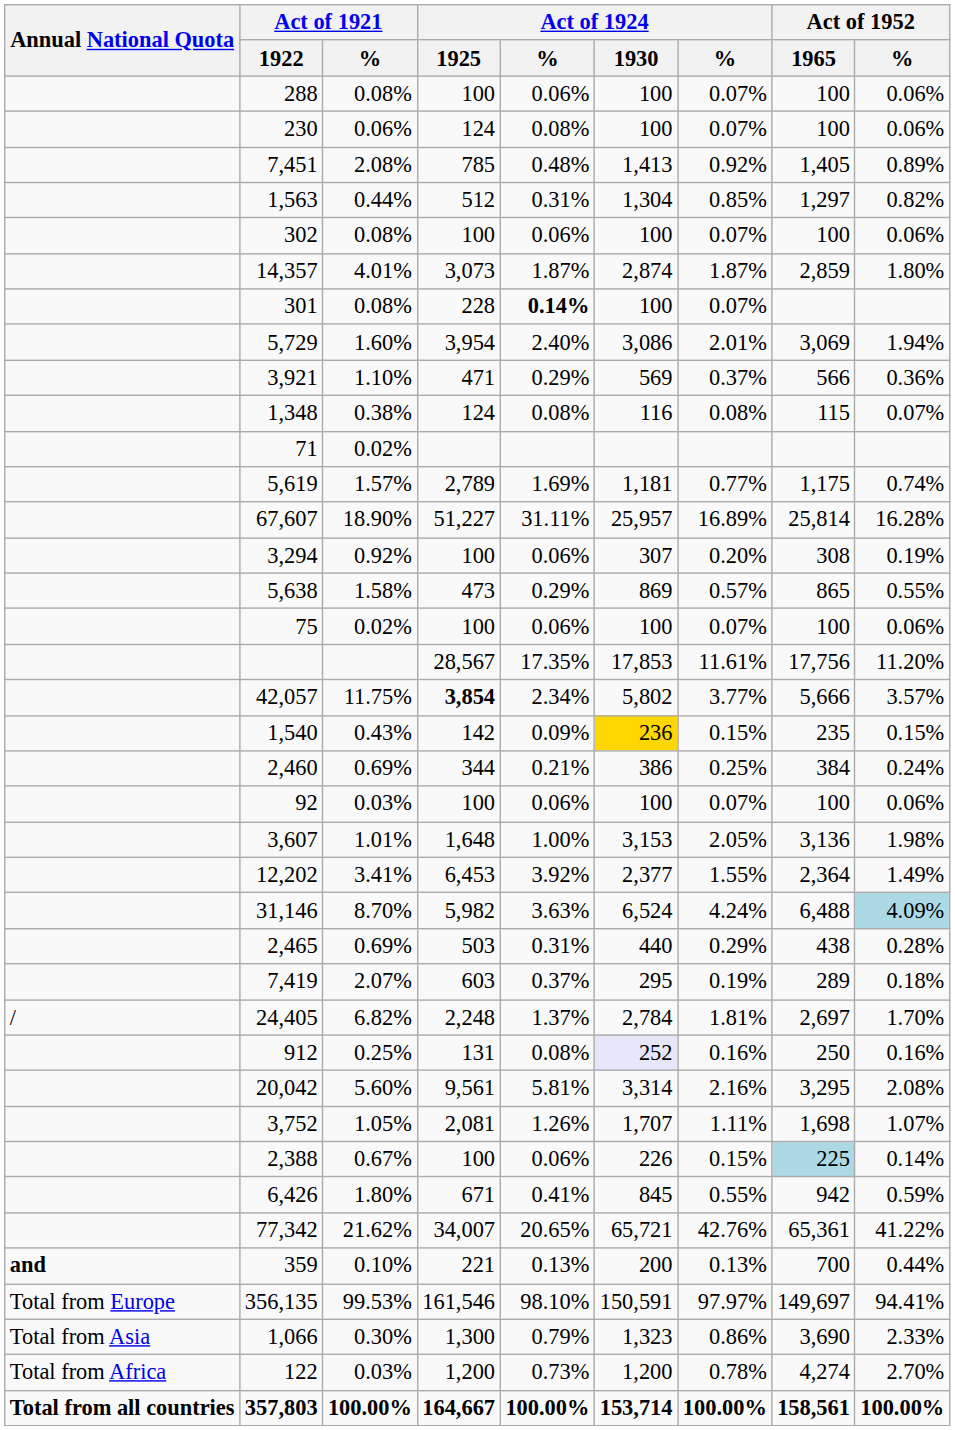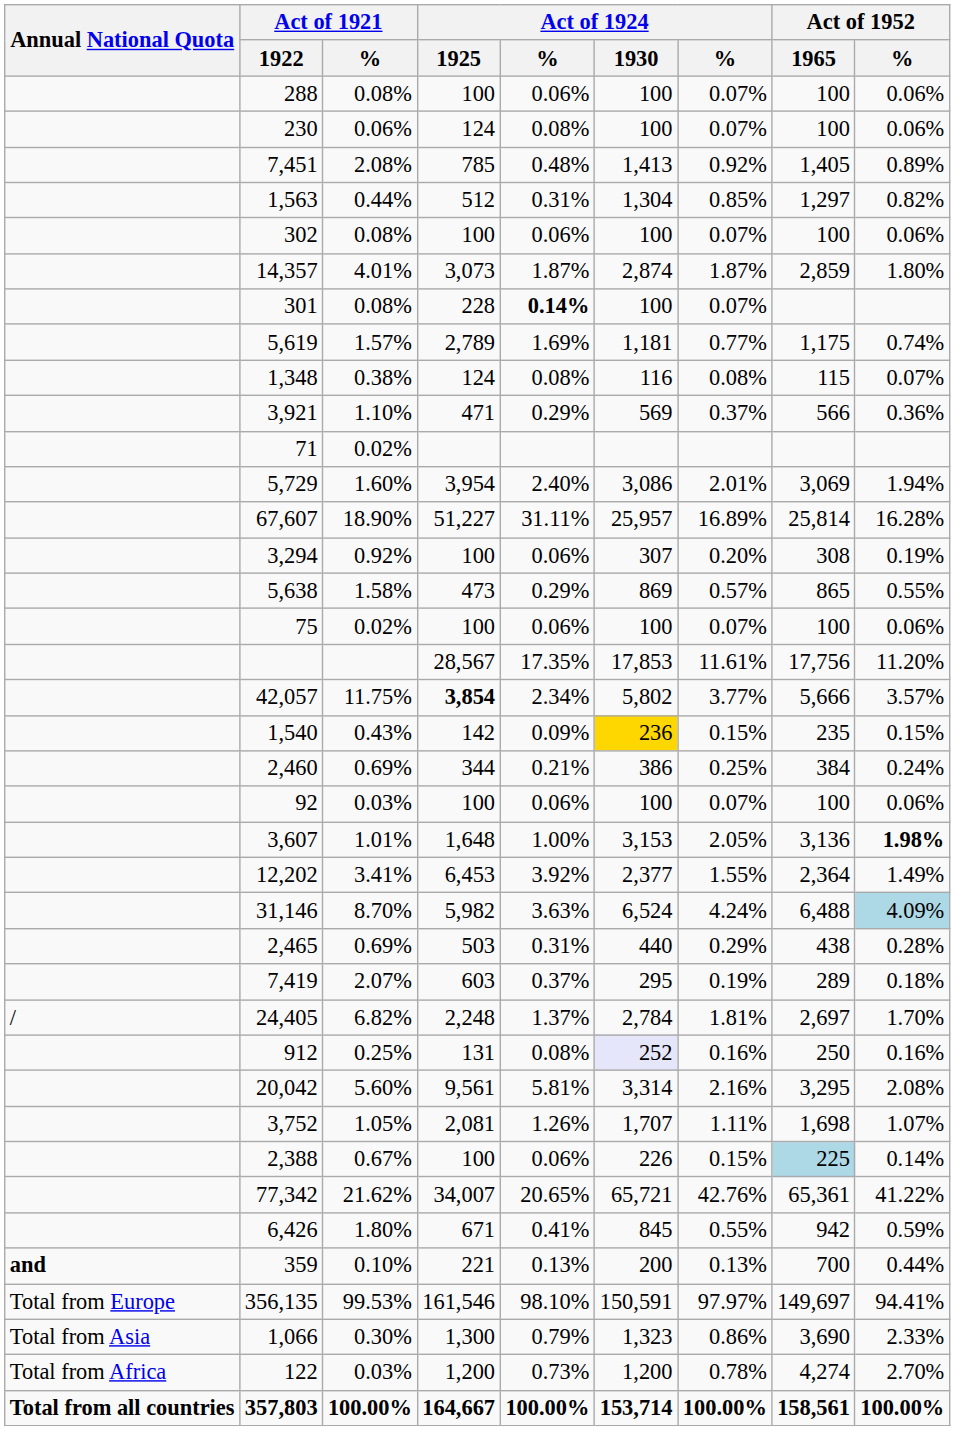rows swapped: (292, 484) <-> (292, 341)
rows swapped: (292, 413) <-> (292, 377)
(915, 839) normal -> (913, 839) bold
rows swapped: (287, 1230) <-> (292, 1194)
